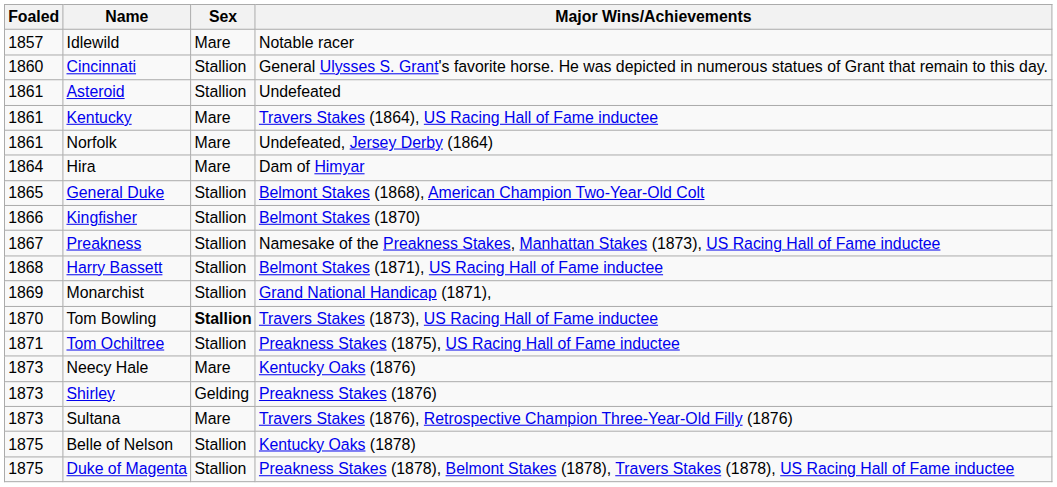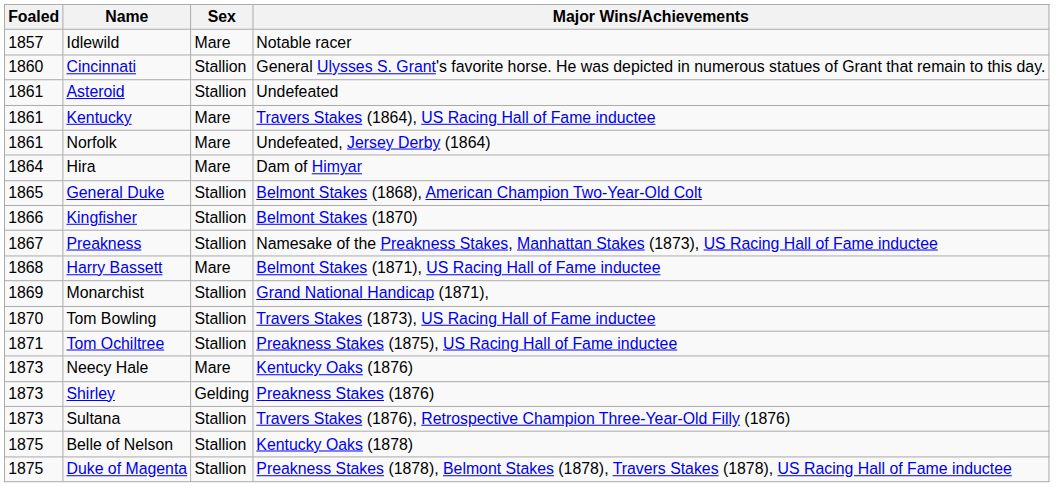(220, 268) Stallion -> (212, 268) Mare
(223, 318) bold -> (220, 318) normal
(212, 419) Mare -> (220, 419) Stallion
